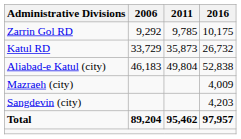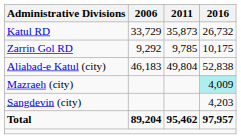rows swapped: (29, 48) <-> (40, 31)
(221, 84) no background -> (221, 84) paleturquoise background
